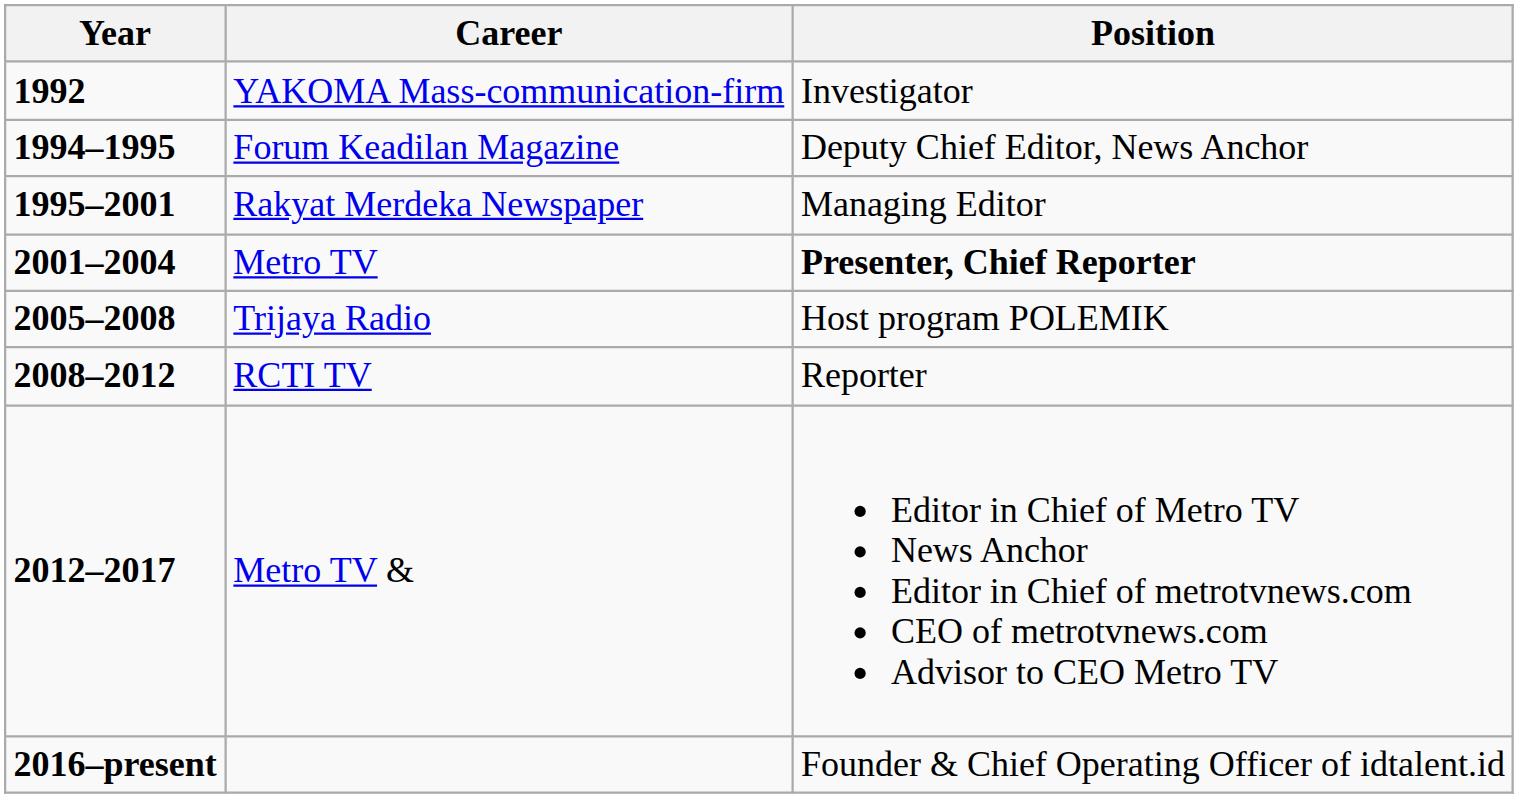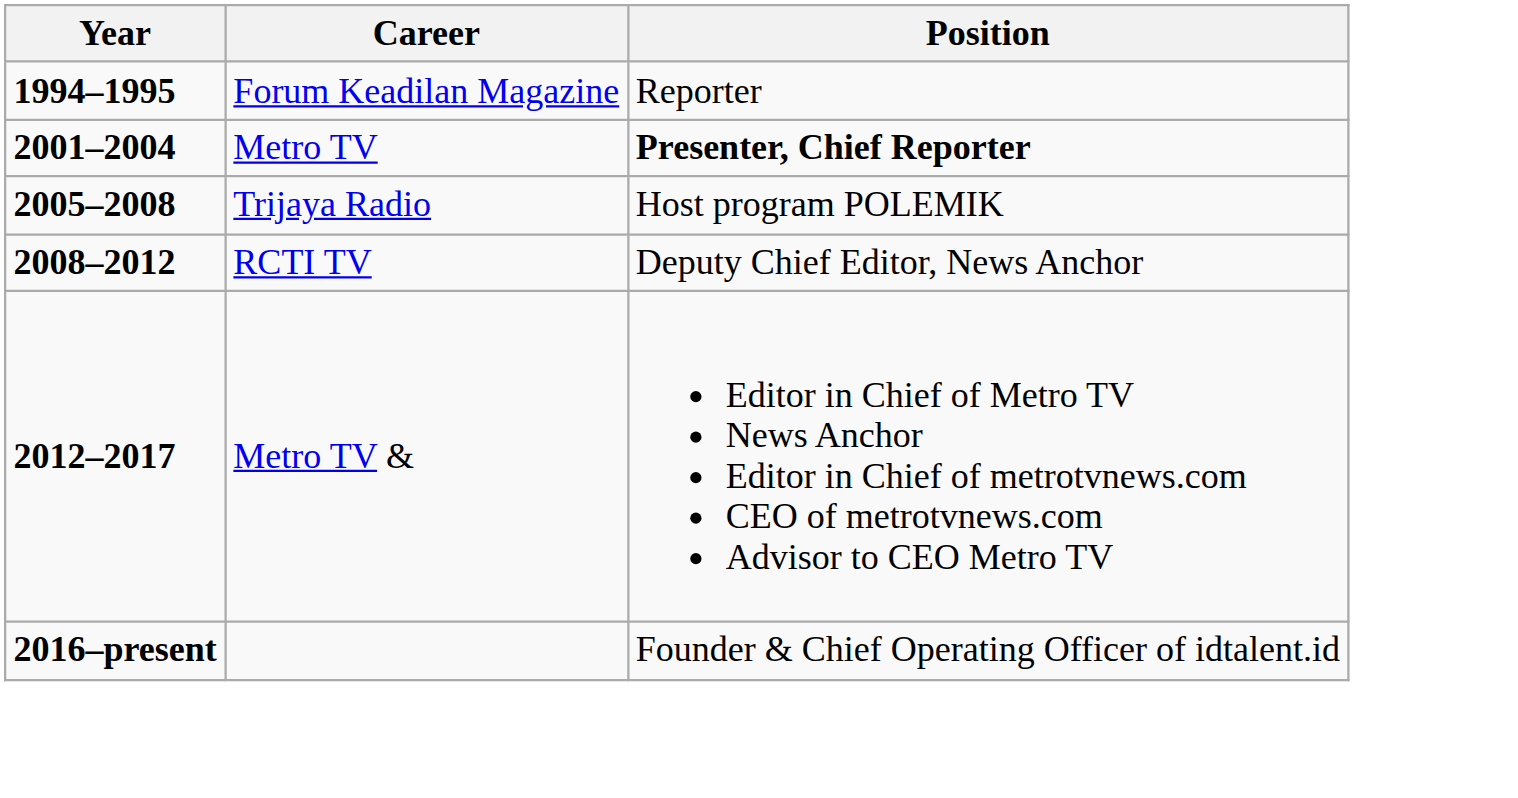- row: (509, 90)
(1055, 147) Deputy Chief Editor, News Anchor -> (699, 90) Reporter
- row: (438, 204)
(864, 375) Reporter -> (890, 261) Deputy Chief Editor, News Anchor
